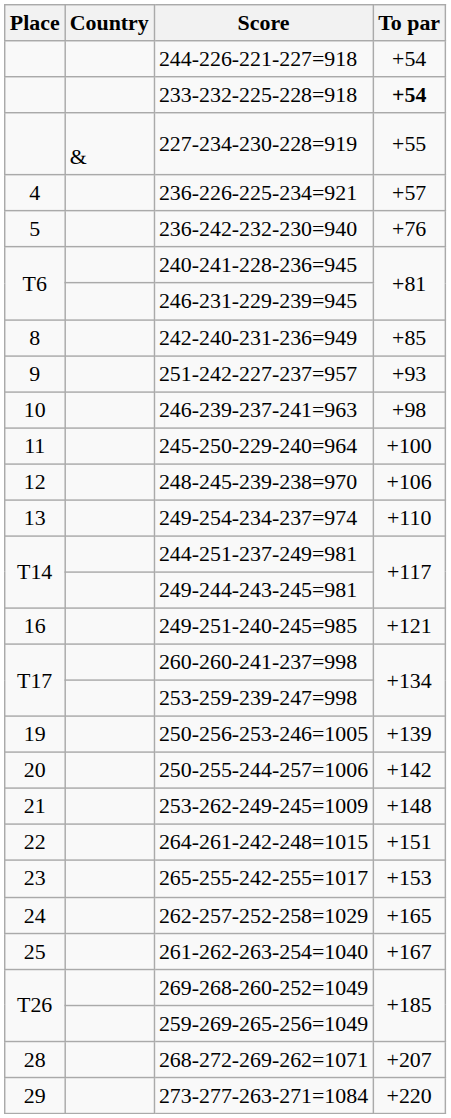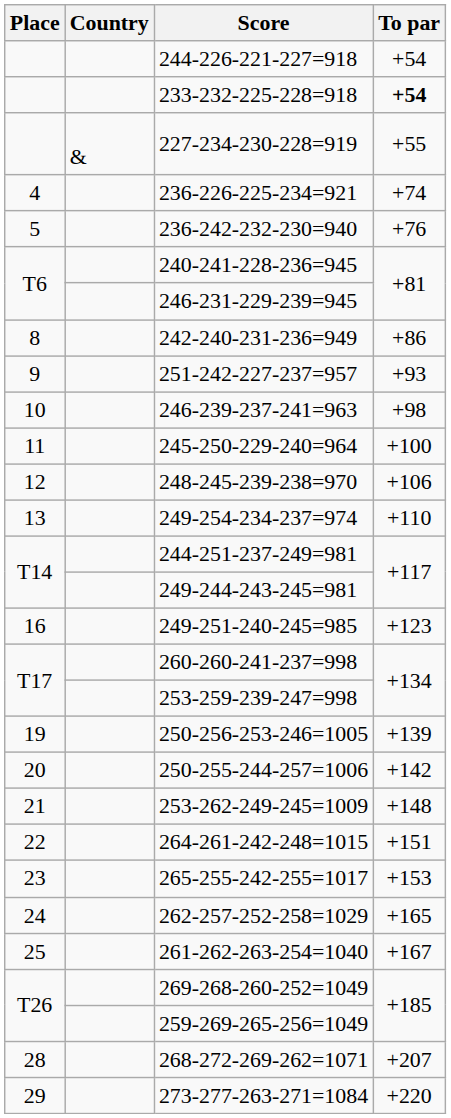(409, 193) +57 -> (409, 193) +74
(409, 337) +85 -> (409, 337) +86
(409, 626) +121 -> (409, 626) +123
